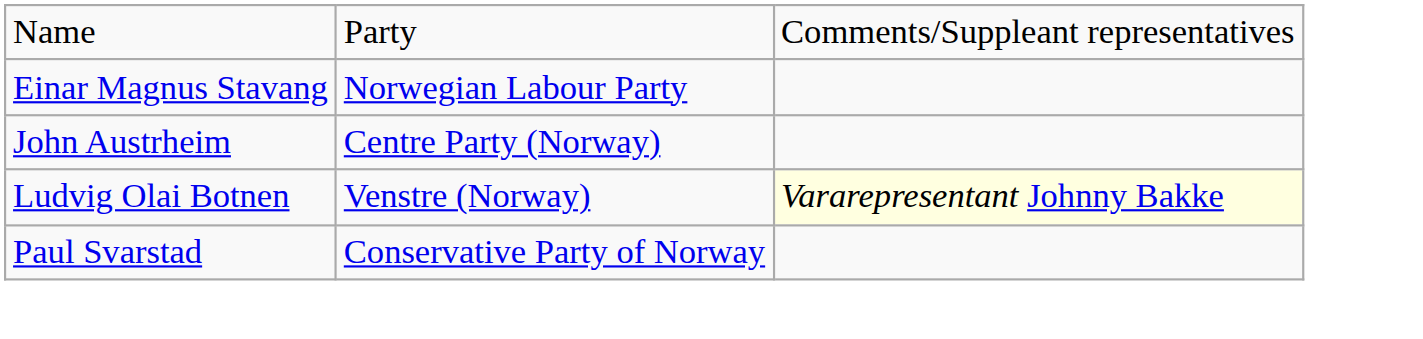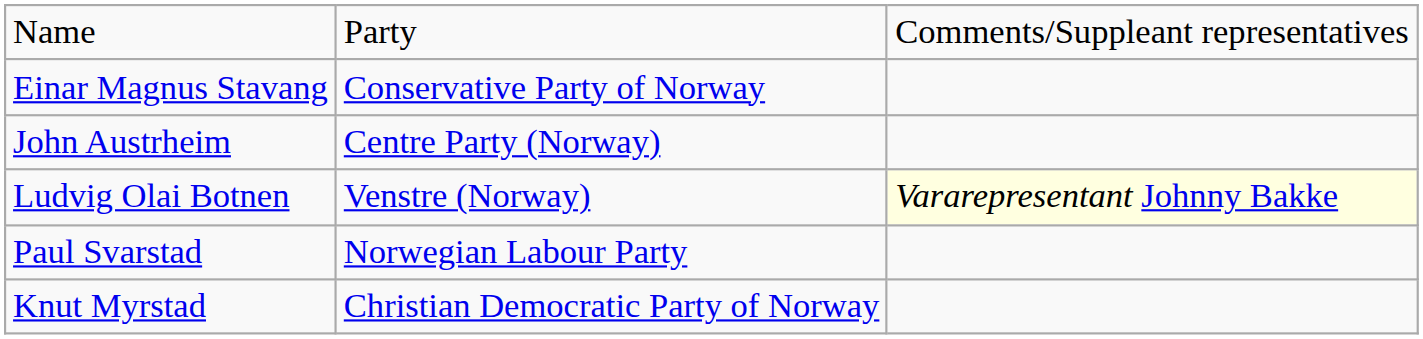(516, 86) Norwegian Labour Party -> (554, 86) Conservative Party of Norway
(554, 251) Conservative Party of Norway -> (516, 251) Norwegian Labour Party
+ row: (110, 305)
